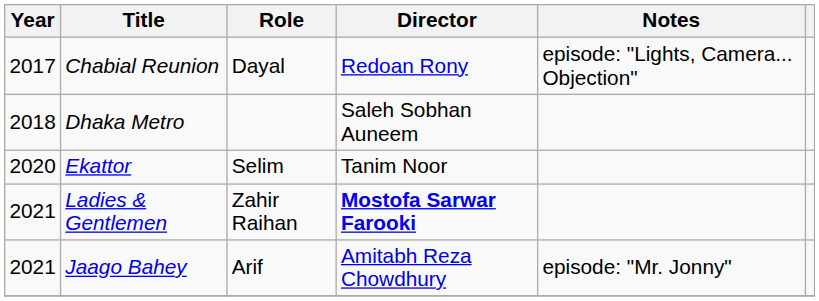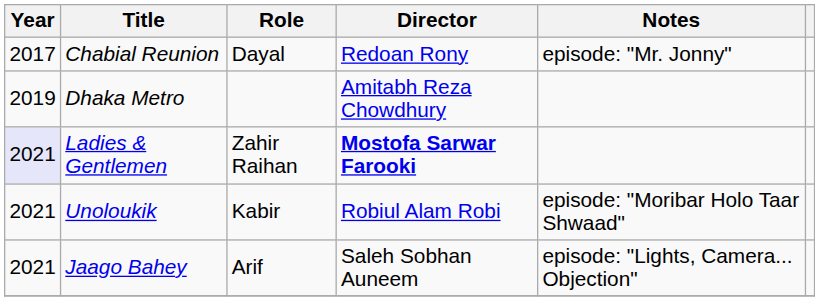(667, 65) episode: "Lights, Camera... Objection" -> (637, 53) episode: "Mr. Jonny"
(33, 122) 2018 -> (33, 98) 2019
(406, 122) Saleh Sobhan Auneem -> (406, 98) Amitabh Reza Chowdhury
- row: (98, 166)
(33, 211) no background -> (33, 155) lavender background
+ row: (111, 211)
(406, 267) Amitabh Reza Chowdhury -> (406, 267) Saleh Sobhan Auneem
(637, 267) episode: "Mr. Jonny" -> (667, 267) episode: "Lights, Camera... Objection"
